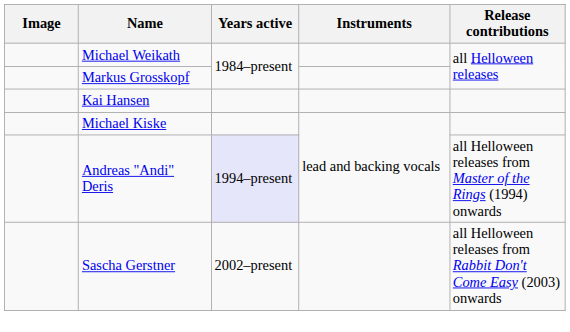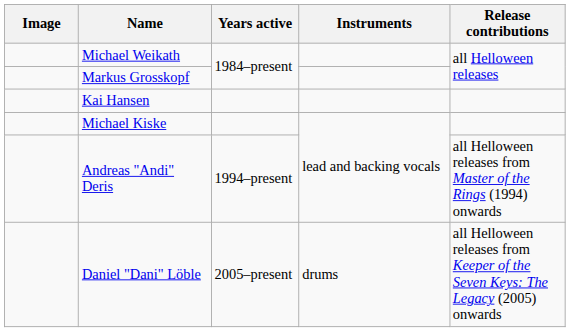(253, 178) lavender background -> (253, 178) no background
- row: (128, 266)
+ row: (141, 274)
